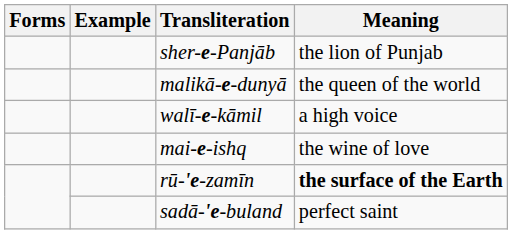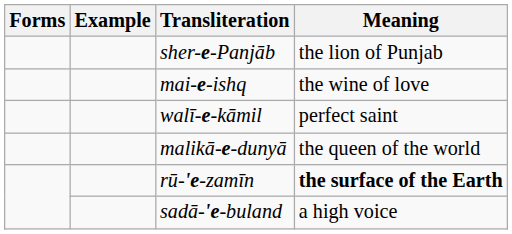rows swapped: (223, 84) <-> (203, 148)
(348, 116) a high voice -> (348, 116) perfect saint
(348, 212) perfect saint -> (348, 212) a high voice
